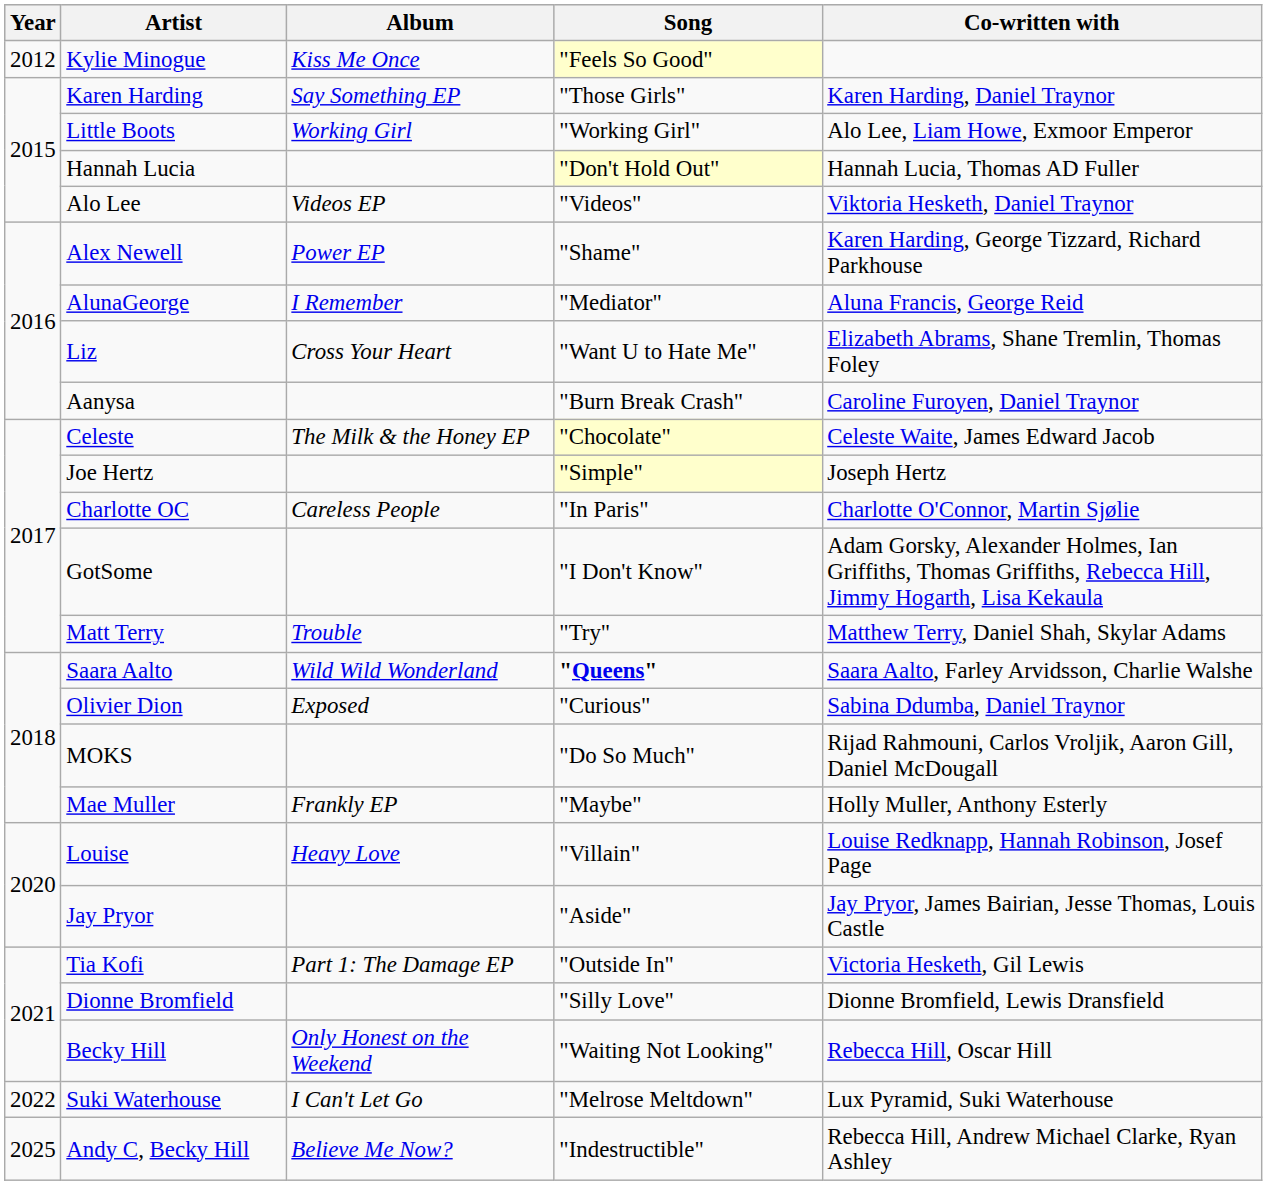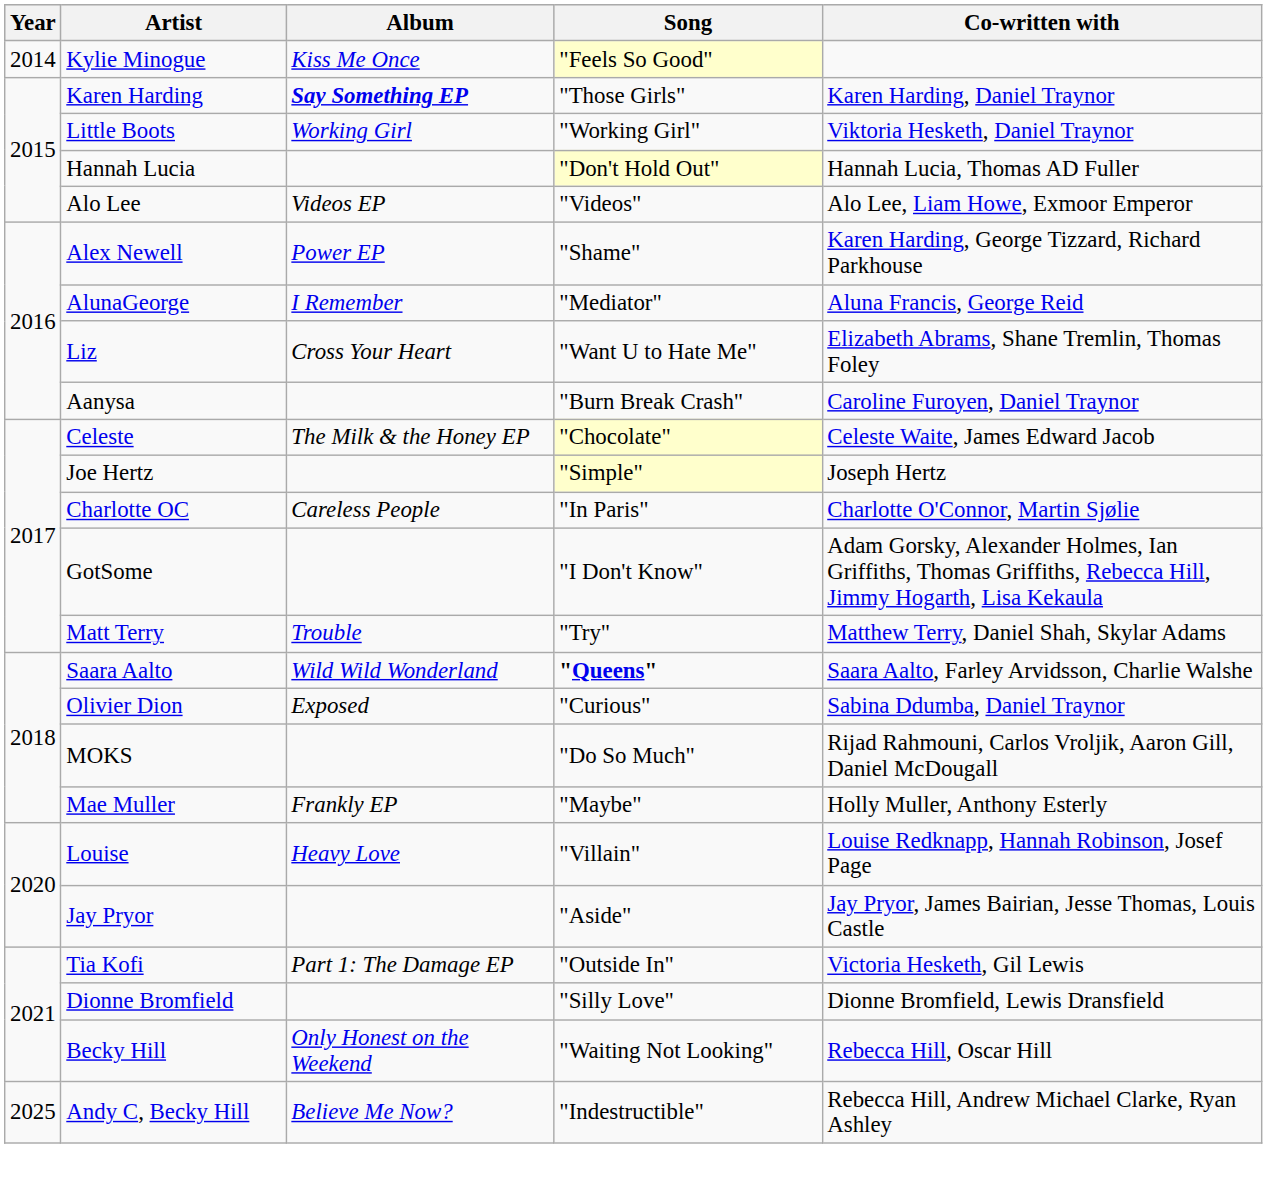(33, 58) 2012 -> (33, 58) 2014
(376, 95) normal -> (380, 95) bold
(1010, 131) Alo Lee, Liam Howe, Exmoor Emperor -> (980, 131) Viktoria Hesketh, Daniel Traynor
(980, 204) Viktoria Hesketh, Daniel Traynor -> (1010, 204) Alo Lee, Liam Howe, Exmoor Emperor
- row: (144, 1099)
